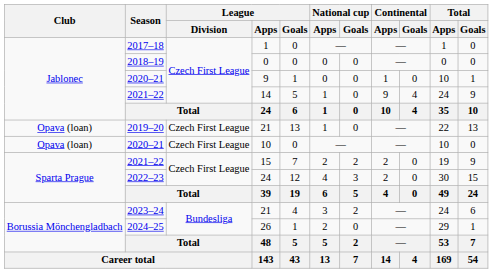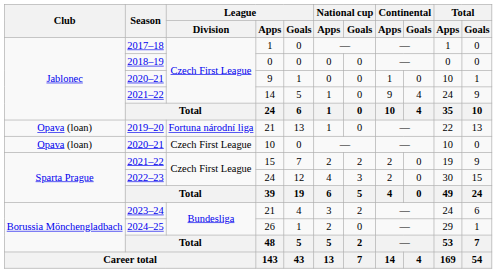(209, 128) Czech First League -> (211, 128) Fortuna národní liga
